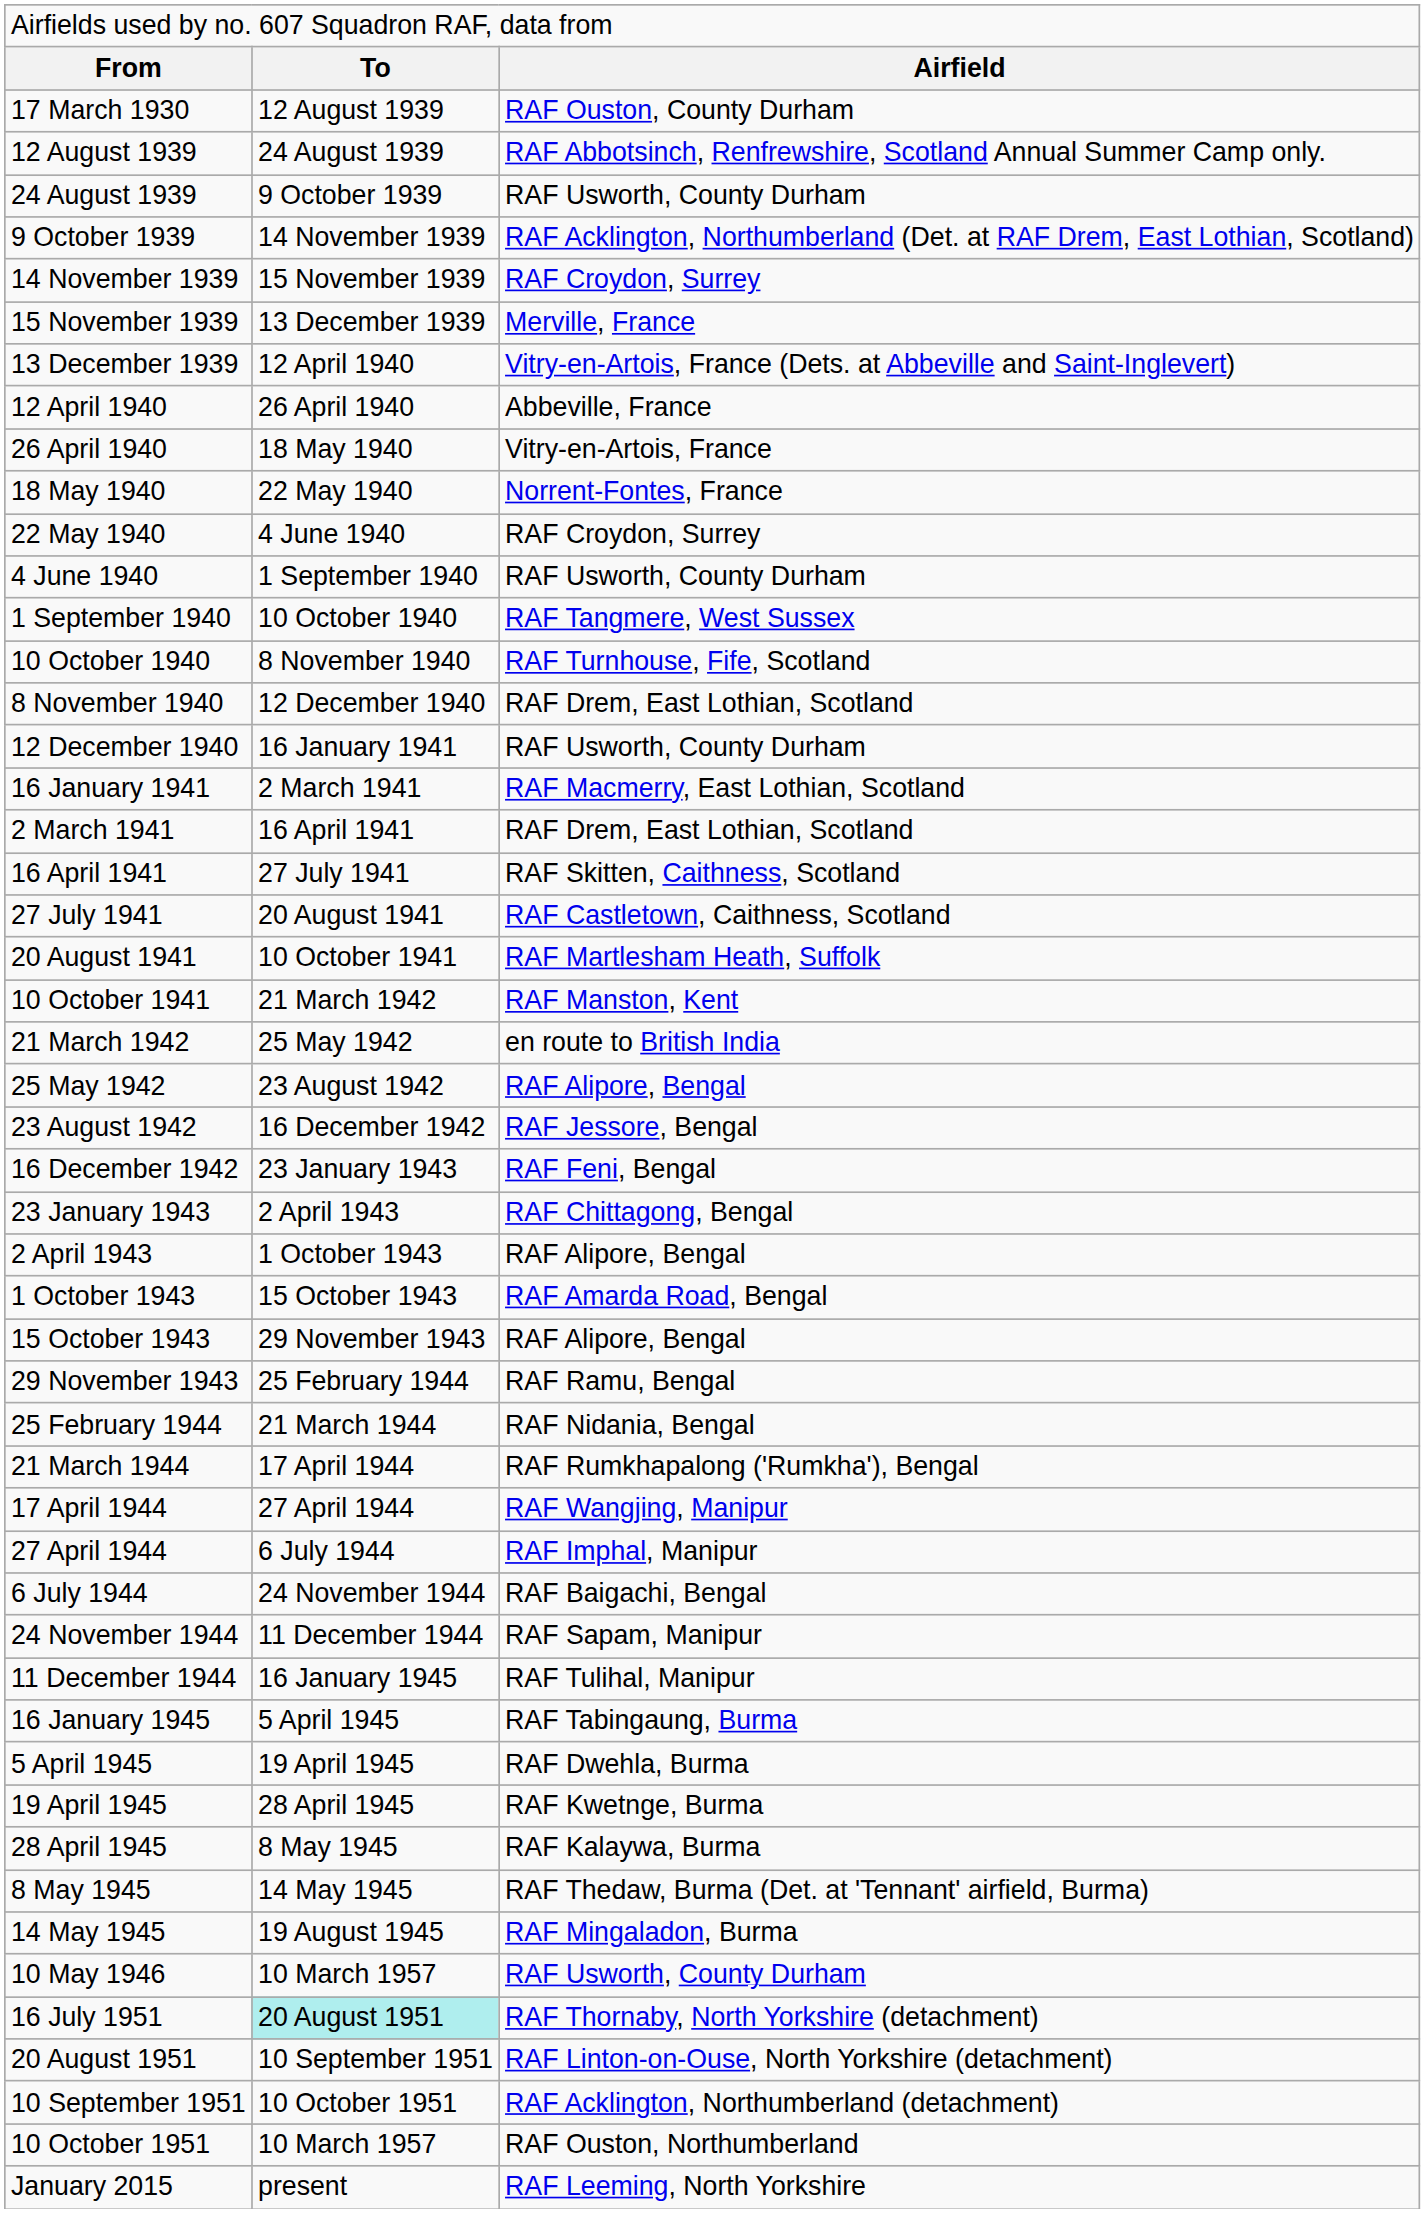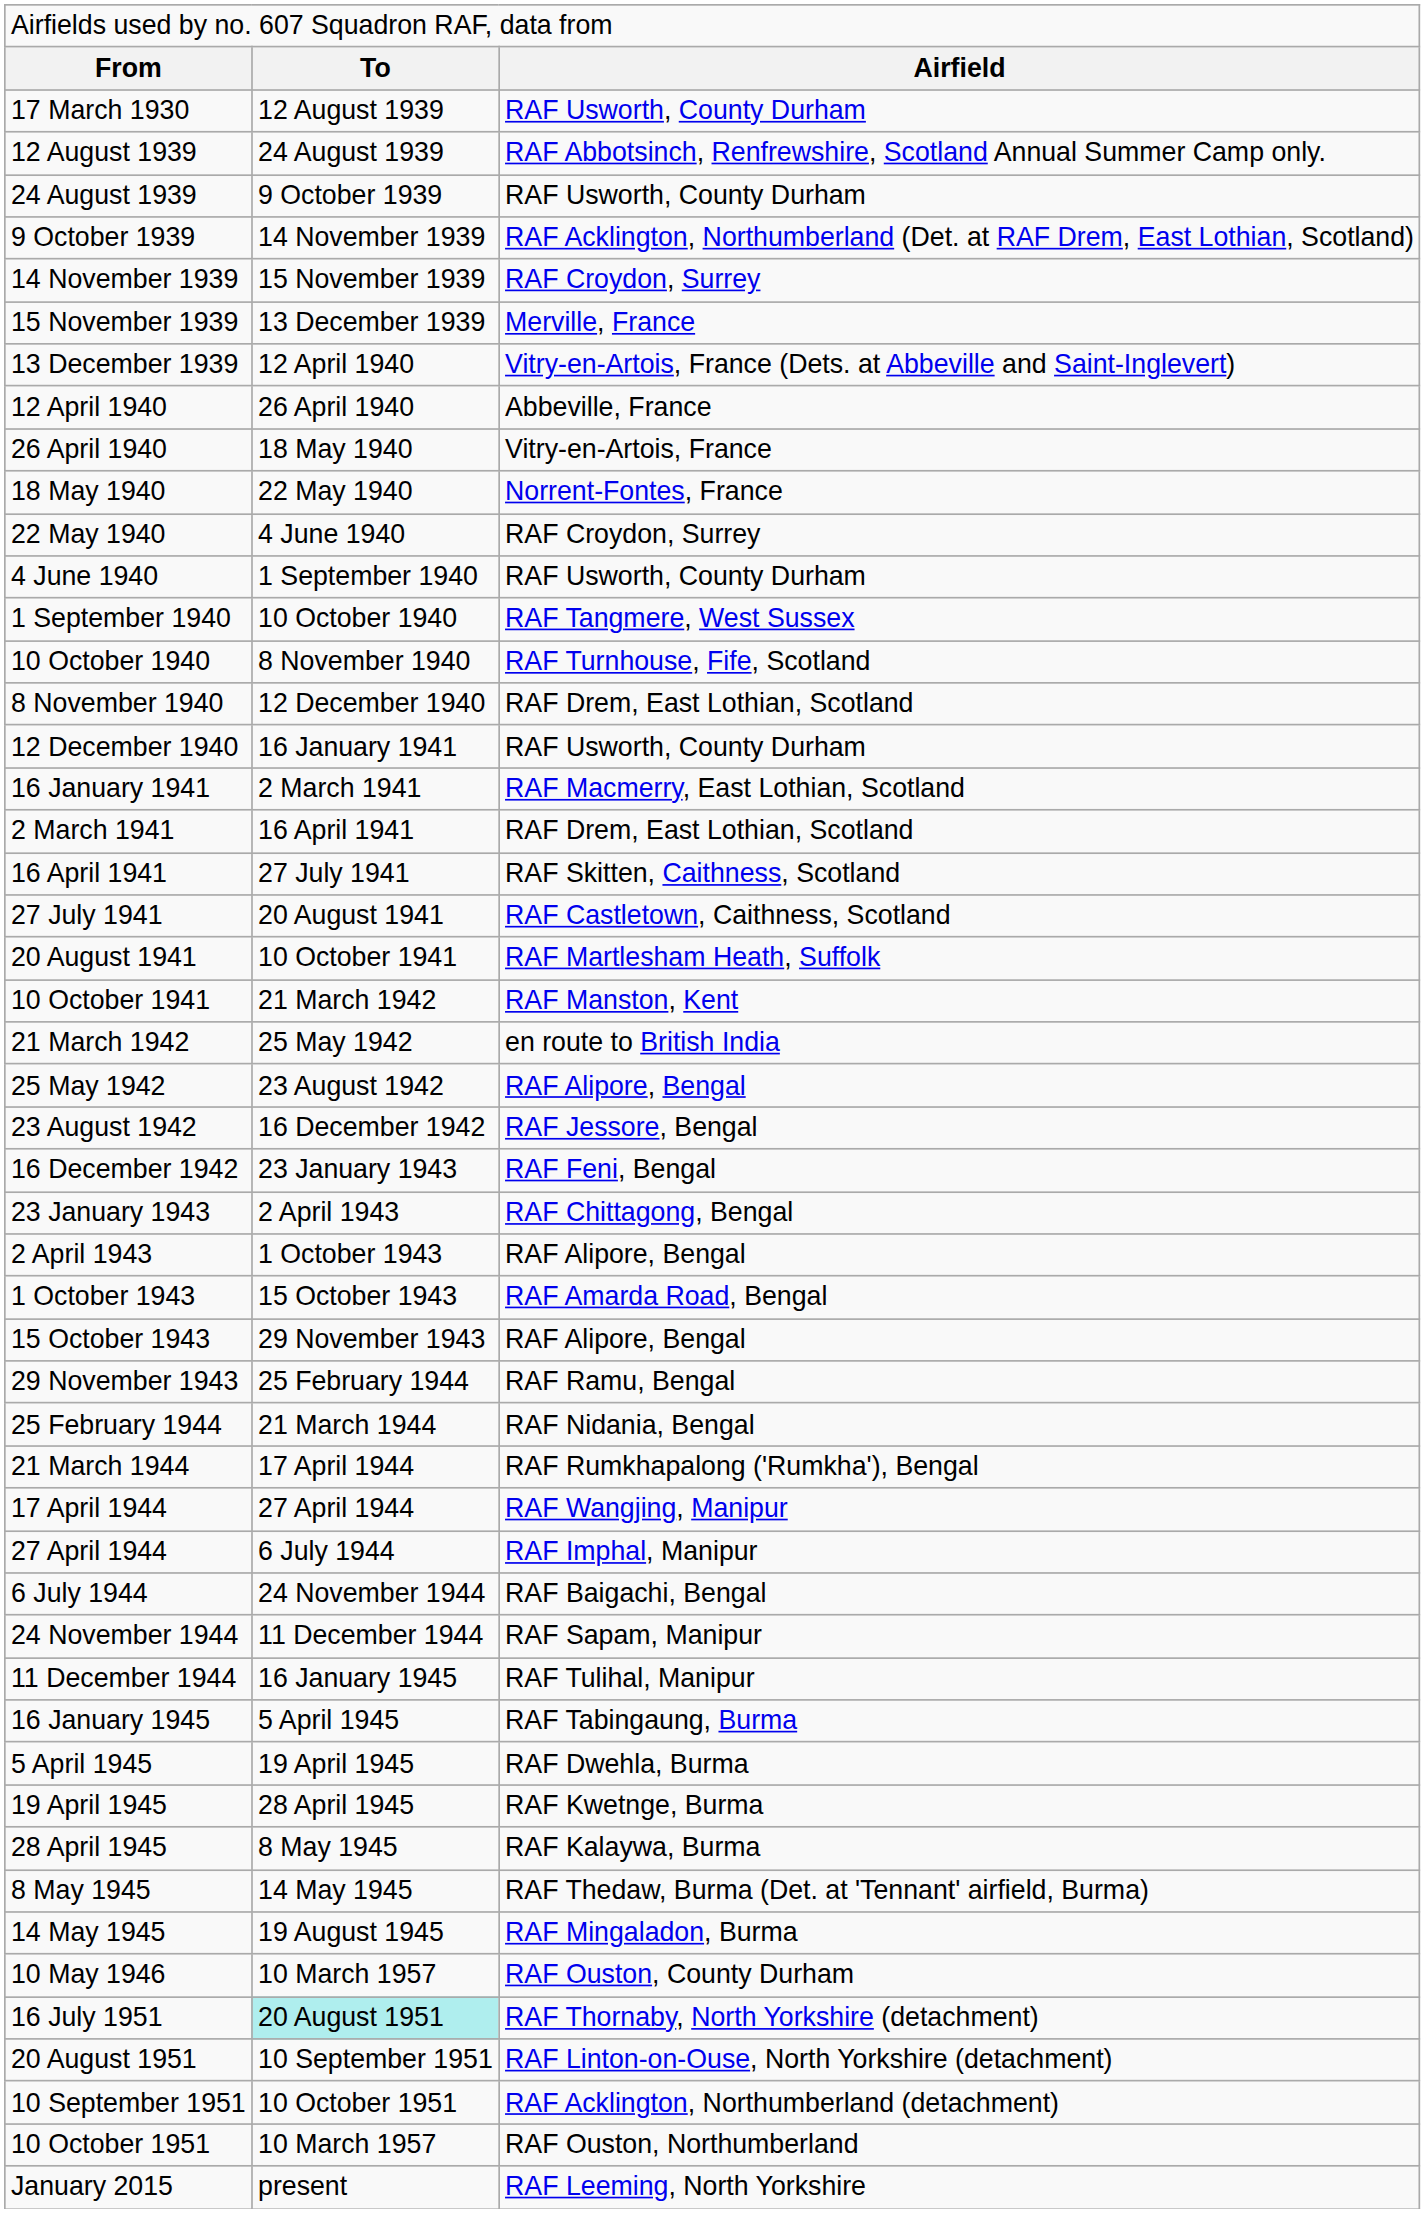(680, 110) RAF Ouston, County Durham -> (685, 110) RAF Usworth, County Durham
(685, 1974) RAF Usworth, County Durham -> (680, 1974) RAF Ouston, County Durham
